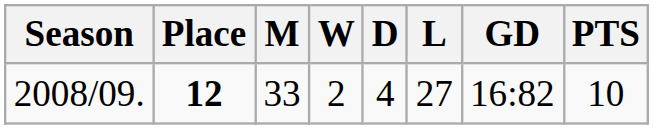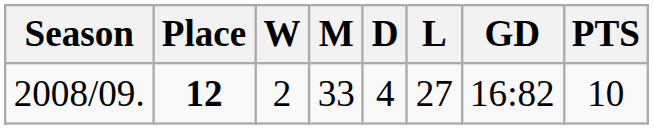columns swapped: (282, 33) <-> (336, 33)
